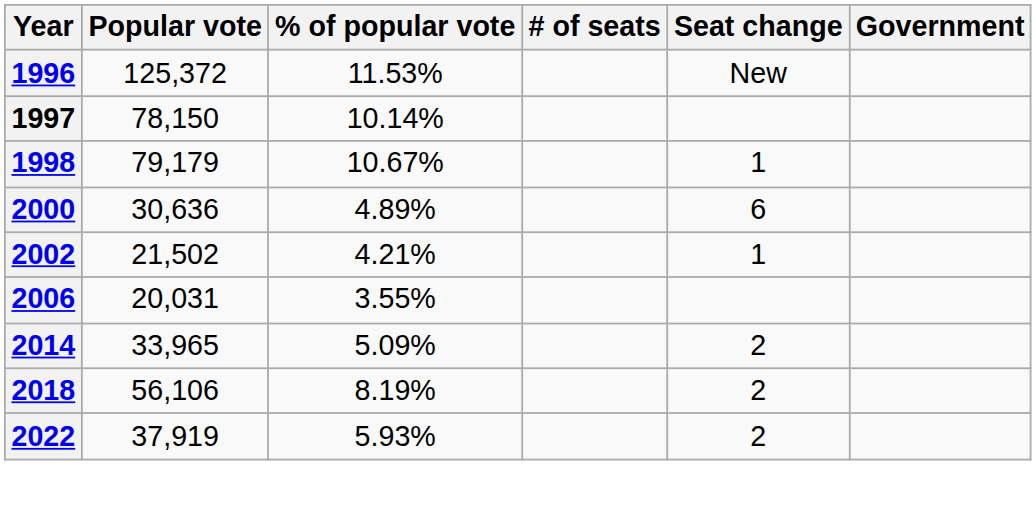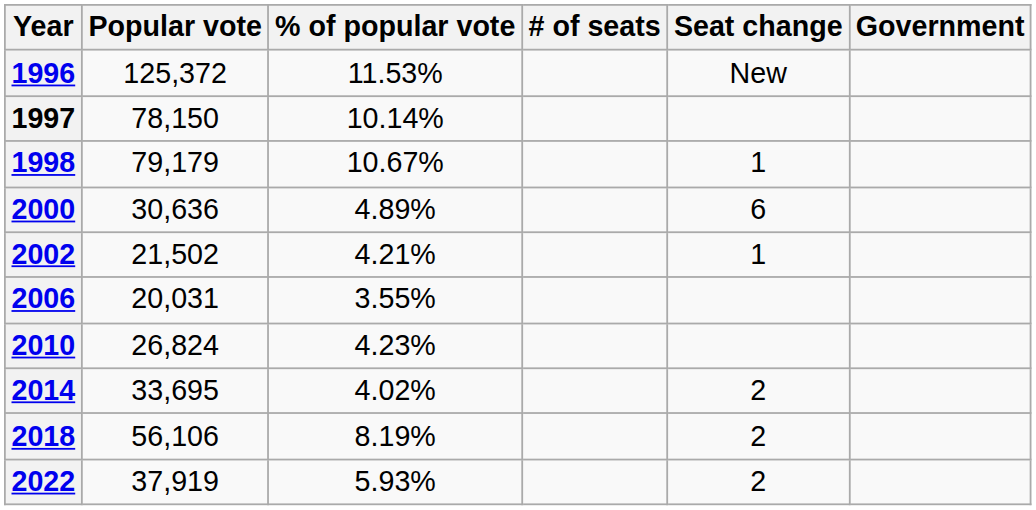+ row: (43, 345)
(175, 345) 33,965 -> (175, 390) 33,695
(395, 345) 5.09% -> (395, 390) 4.02%
